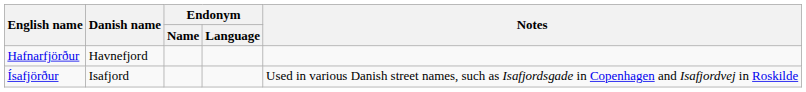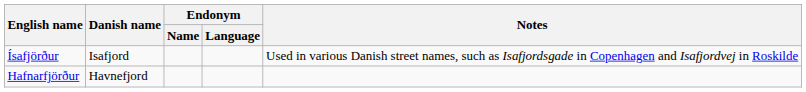rows swapped: (43, 55) <-> (33, 76)
